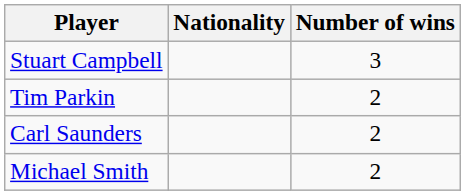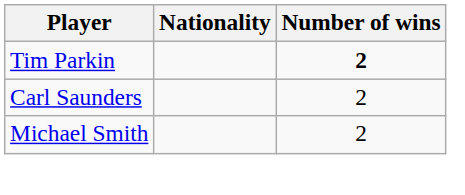- row: (86, 60)
(375, 97) normal -> (361, 60) bold
